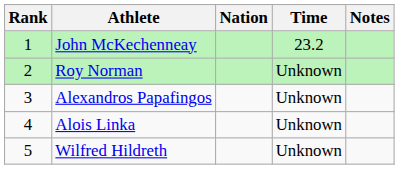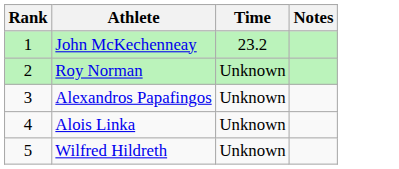- column: (244, 17)
